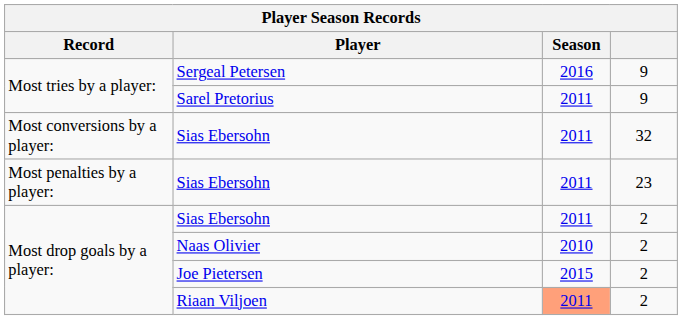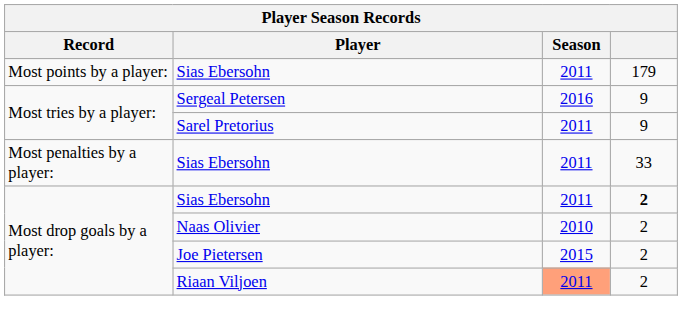+ row: (88, 72)
- row: (82, 136)
(644, 182) 23 -> (644, 163) 33
(644, 219) normal -> (644, 200) bold
